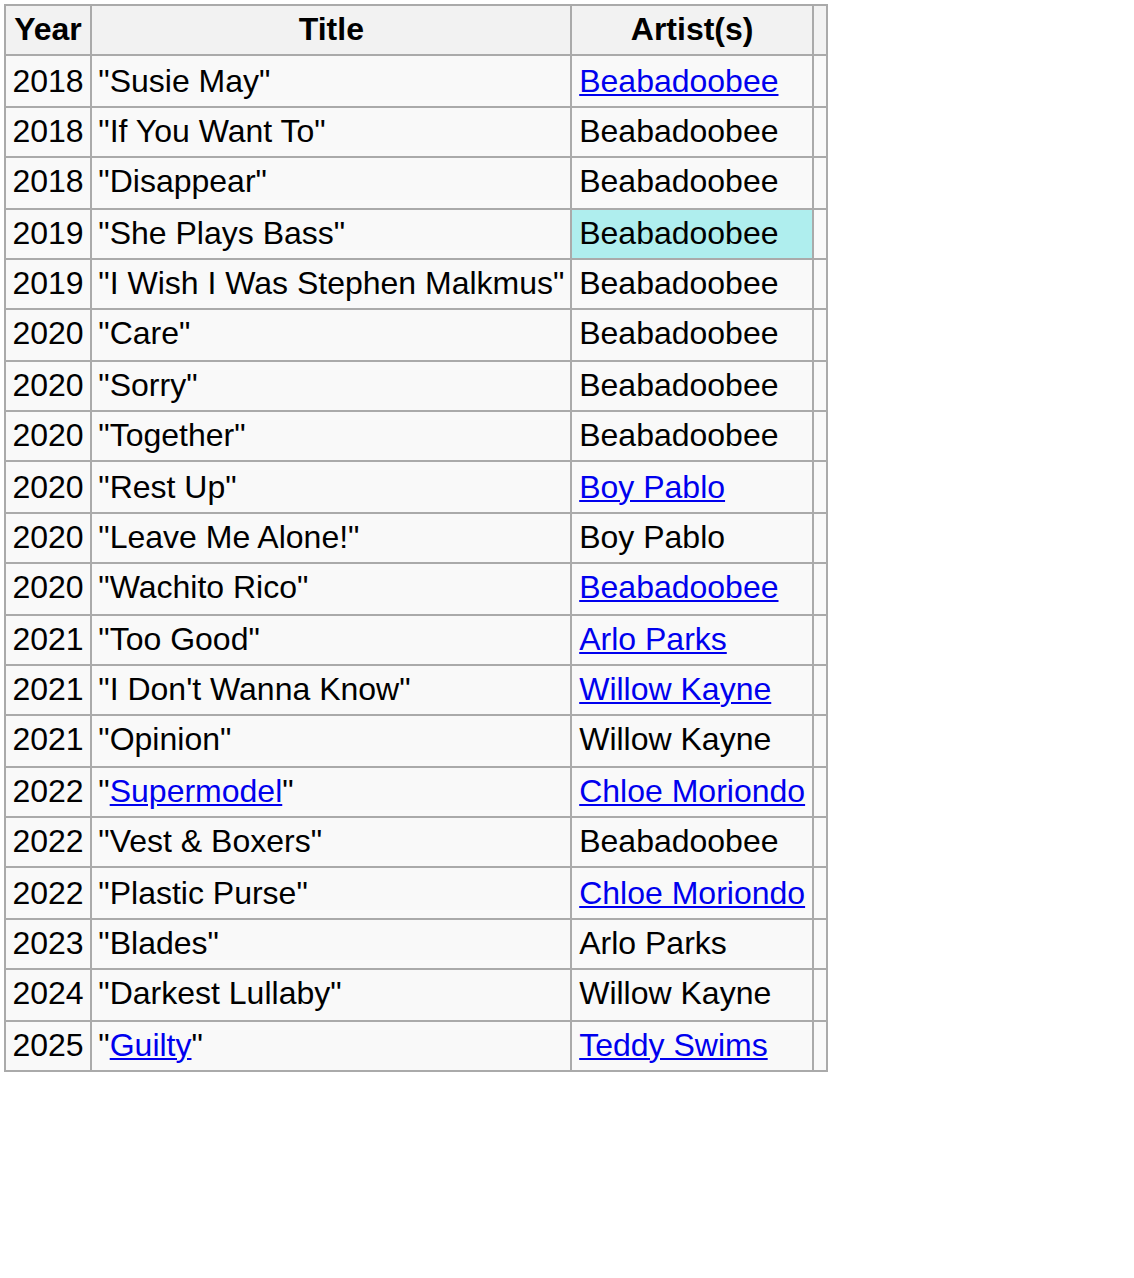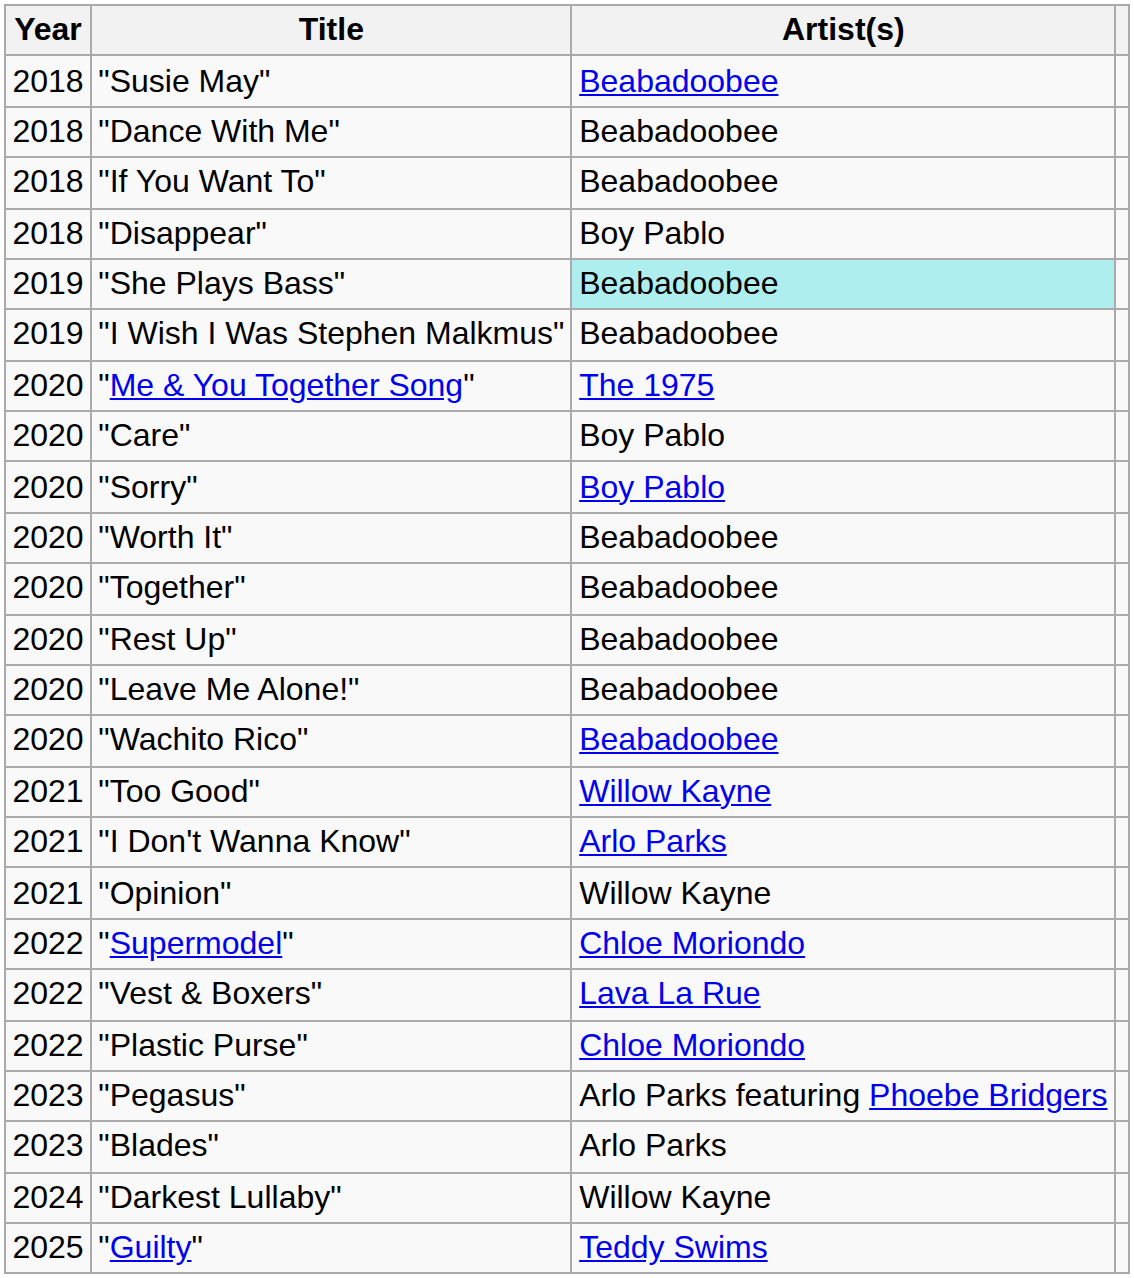+ row: (219, 131)
(679, 182) Beabadoobee -> (652, 232) Boy Pablo
+ row: (286, 385)
(679, 334) Beabadoobee -> (652, 435) Boy Pablo
(679, 385) Beabadoobee -> (652, 486) Boy Pablo
+ row: (165, 537)
(652, 486) Boy Pablo -> (679, 638) Beabadoobee
(652, 537) Boy Pablo -> (679, 689) Beabadoobee
(653, 638) Arlo Parks -> (675, 791) Willow Kayne
(675, 689) Willow Kayne -> (653, 841) Arlo Parks
(679, 841) Beabadoobee -> (670, 994) Lava La Rue
+ row: (172, 1095)
